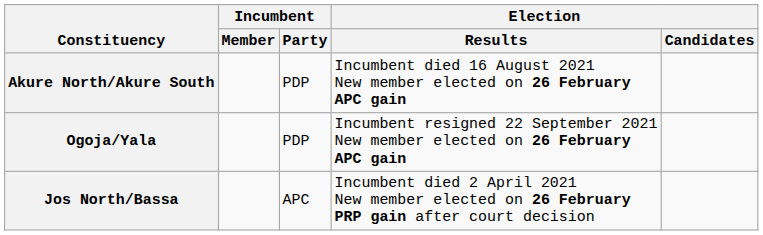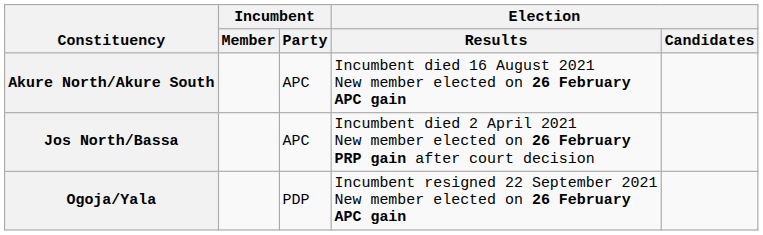(296, 83) PDP -> (296, 83) APC
rows swapped: (111, 200) <-> (111, 142)
